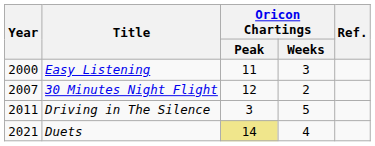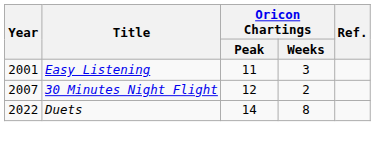(23, 70) 2000 -> (23, 70) 2001
- row: (128, 110)
(23, 131) 2021 -> (23, 110) 2022
(249, 131) khaki background -> (249, 110) no background
(306, 131) 4 -> (306, 110) 8
